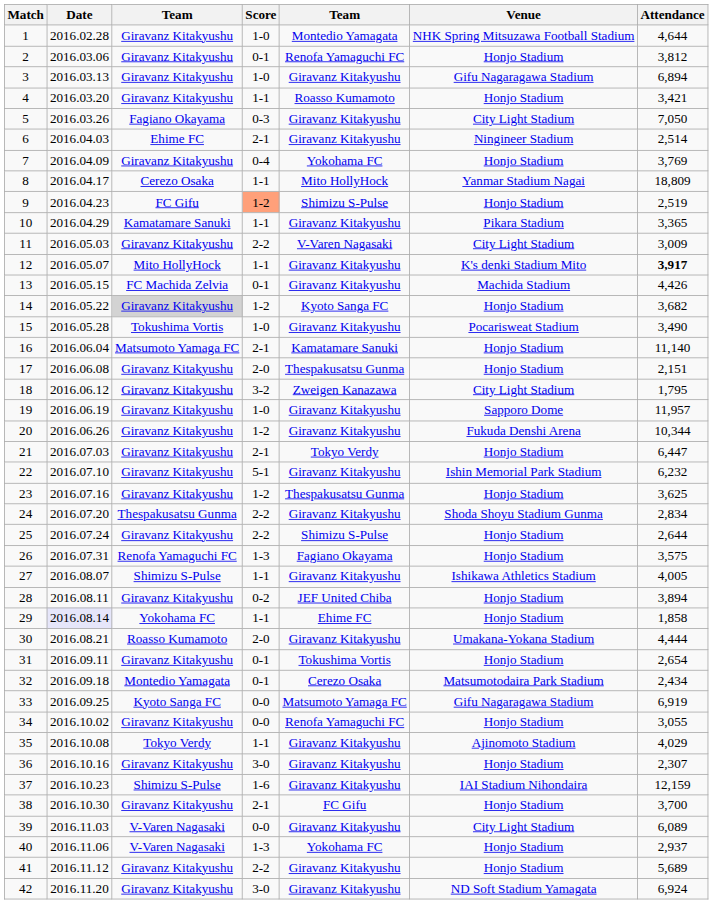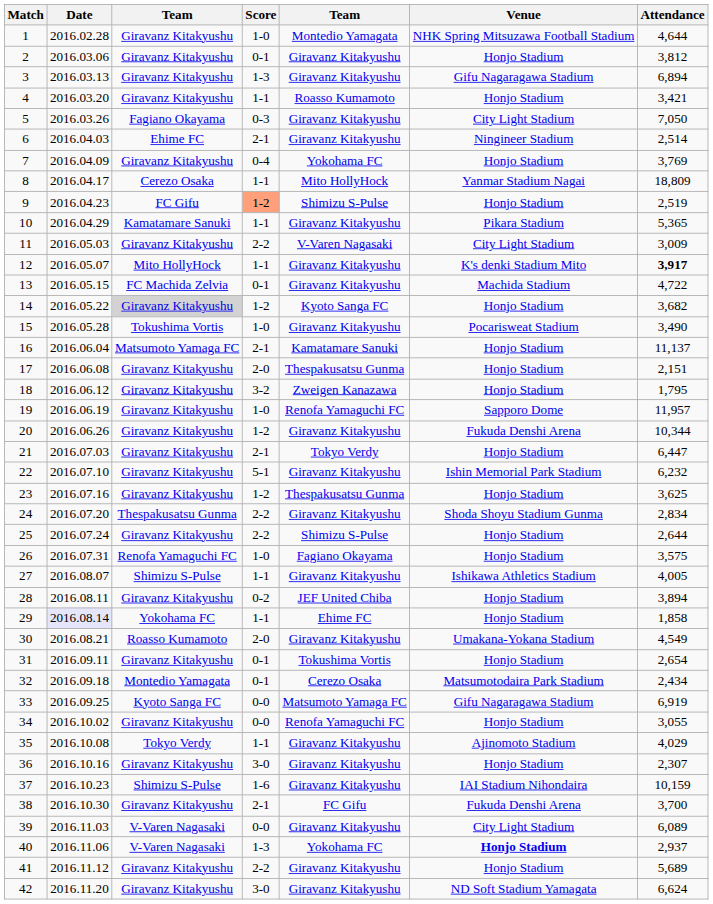(345, 56) Renofa Yamaguchi FC -> (345, 56) Giravanz Kitakyushu
(261, 77) 1-0 -> (261, 77) 1-3
(673, 222) 3,365 -> (673, 222) 5,365
(673, 285) 4,426 -> (673, 285) 4,722
(673, 347) 11,140 -> (673, 347) 11,137
(524, 389) City Light Stadium -> (524, 389) Honjo Stadium
(345, 410) Giravanz Kitakyushu -> (345, 410) Renofa Yamaguchi FC
(261, 555) 1-3 -> (261, 555) 1-0
(673, 639) 4,444 -> (673, 639) 4,549
(673, 784) 12,159 -> (673, 784) 10,159
(524, 805) Honjo Stadium -> (524, 805) Fukuda Denshi Arena
(524, 847) normal -> (524, 847) bold
(673, 888) 6,924 -> (673, 888) 6,624
